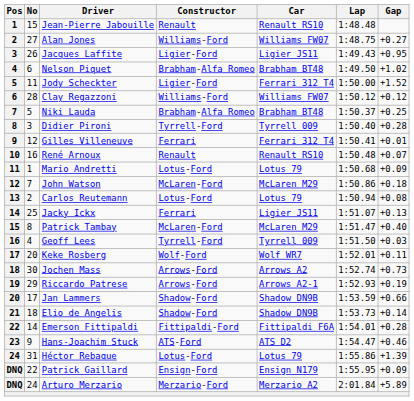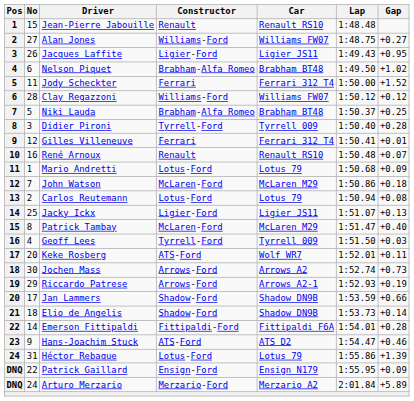(188, 84) Ligier-Ford -> (177, 84) Ferrari
(177, 213) Ferrari -> (188, 213) Ligier-Ford
(183, 256) Wolf-Ford -> (180, 256) ATS-Ford
